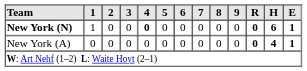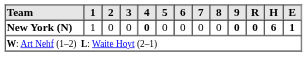(237, 27) normal -> (237, 27) bold
- row: (39, 43)
